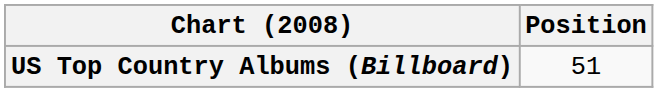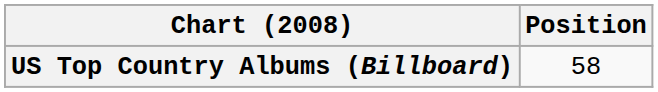(586, 67) 51 -> (586, 67) 58
